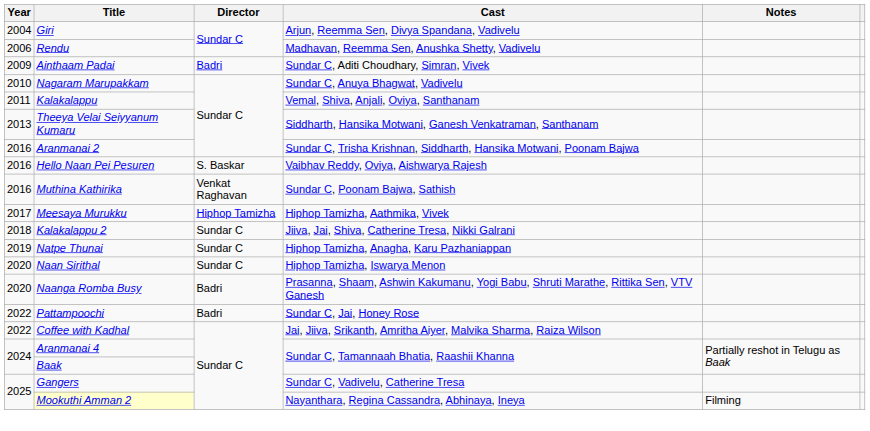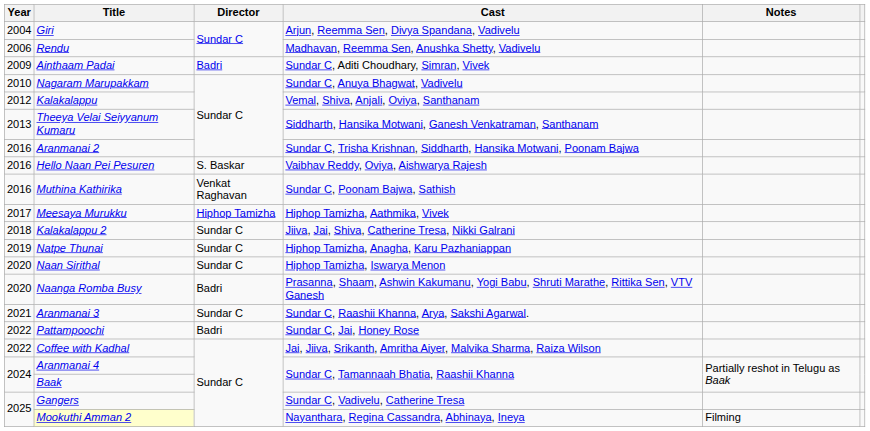(19, 100) 2011 -> (19, 100) 2012
+ row: (68, 313)
